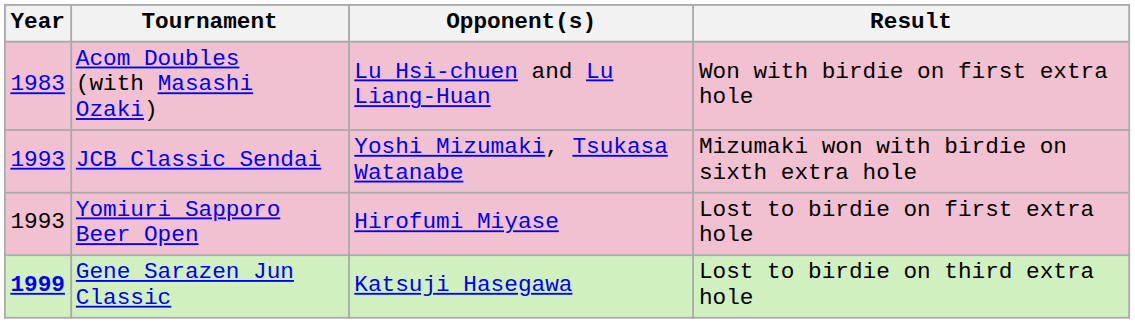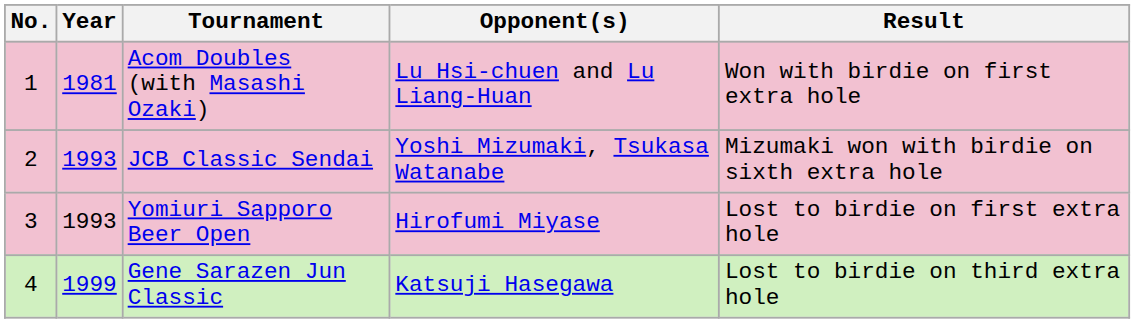+ column: (31, 24)
(38, 86) 1983 -> (89, 86) 1981
(38, 286) bold -> (89, 286) normal
